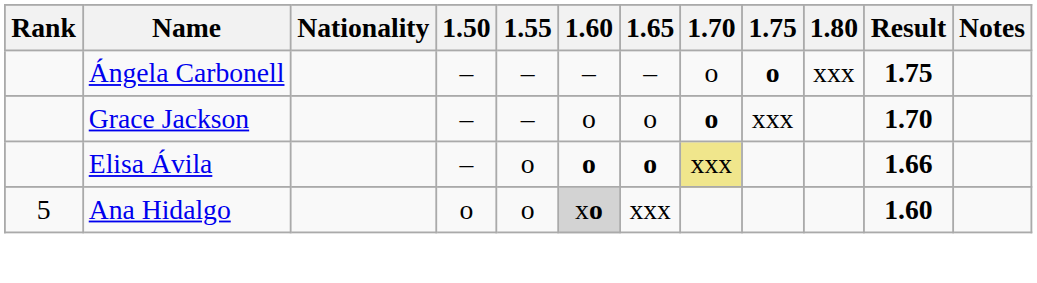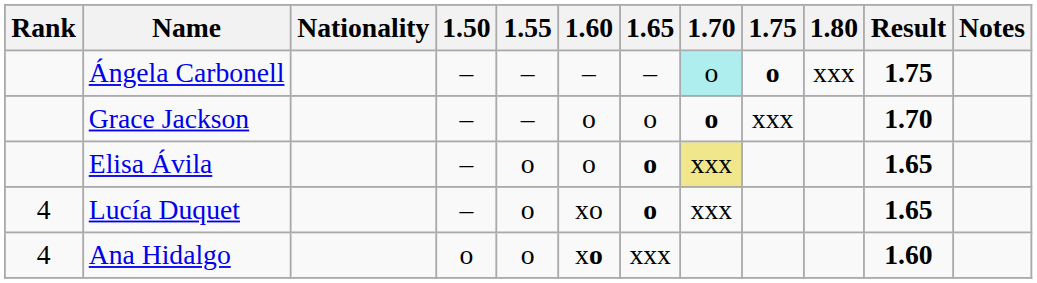(711, 73) no background -> (711, 73) paleturquoise background
(589, 164) bold -> (589, 164) normal
(908, 164) 1.66 -> (908, 164) 1.65
+ row: (164, 209)
(44, 209) 5 -> (44, 255) 4
(589, 209) lightgrey background -> (589, 255) no background
